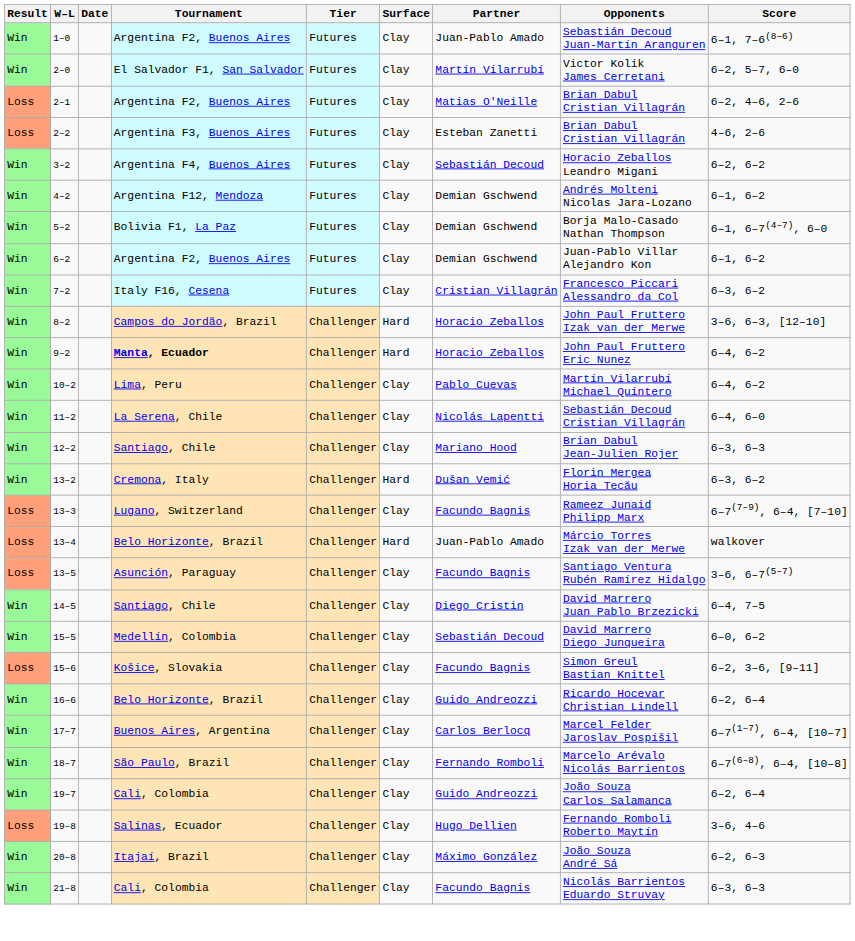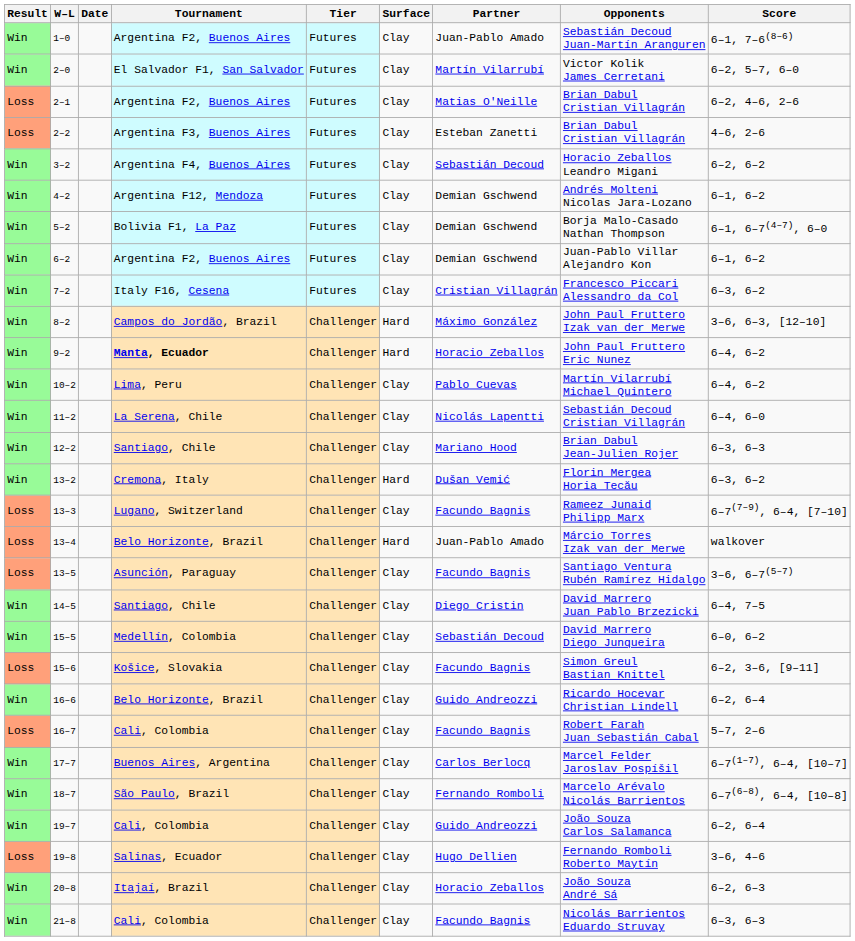(490, 322) Horacio Zeballos -> (486, 322) Máximo González
+ row: (65, 732)
(486, 857) Máximo González -> (490, 889) Horacio Zeballos
